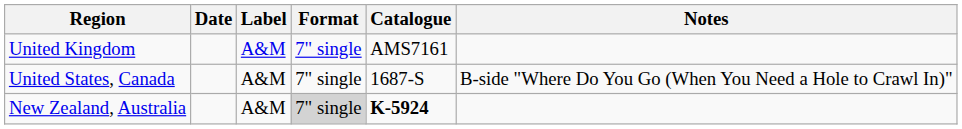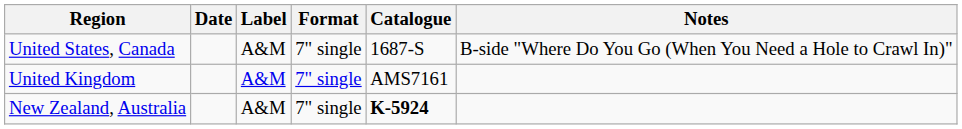rows swapped: (72, 49) <-> (92, 78)
(328, 108) lightgrey background -> (328, 108) no background
